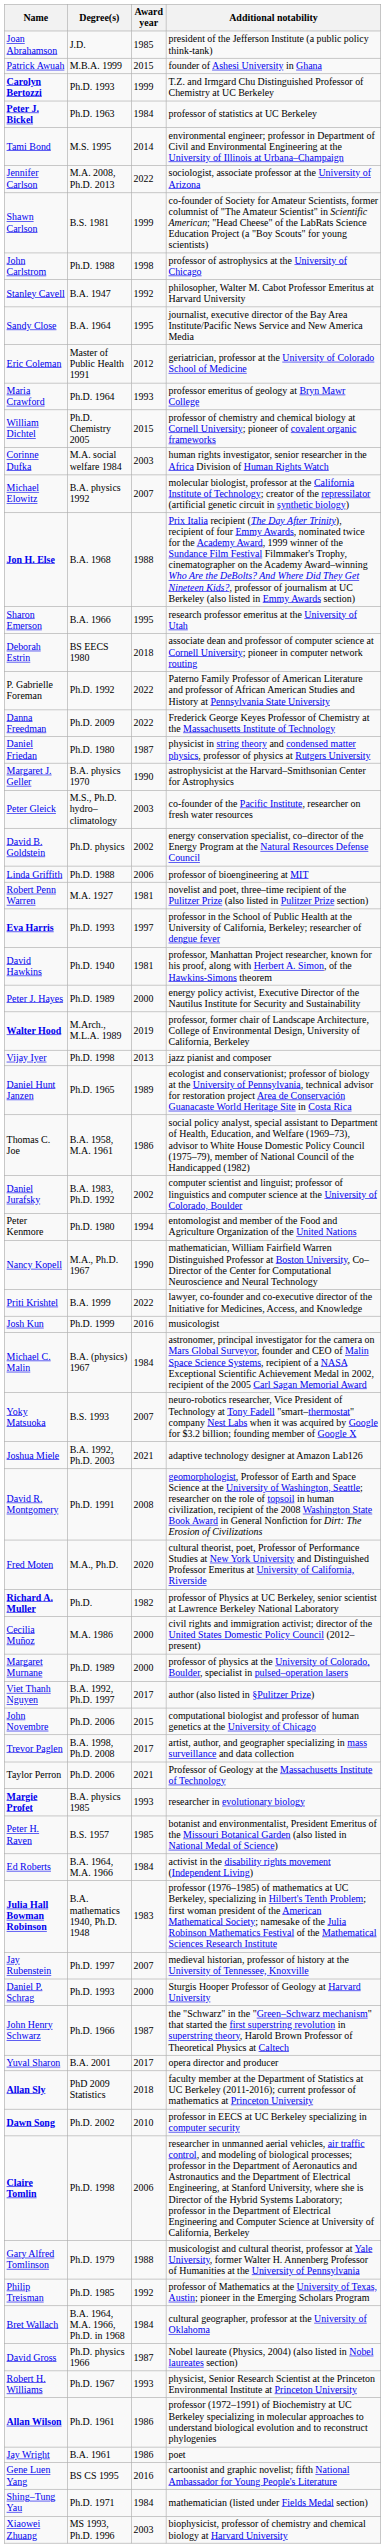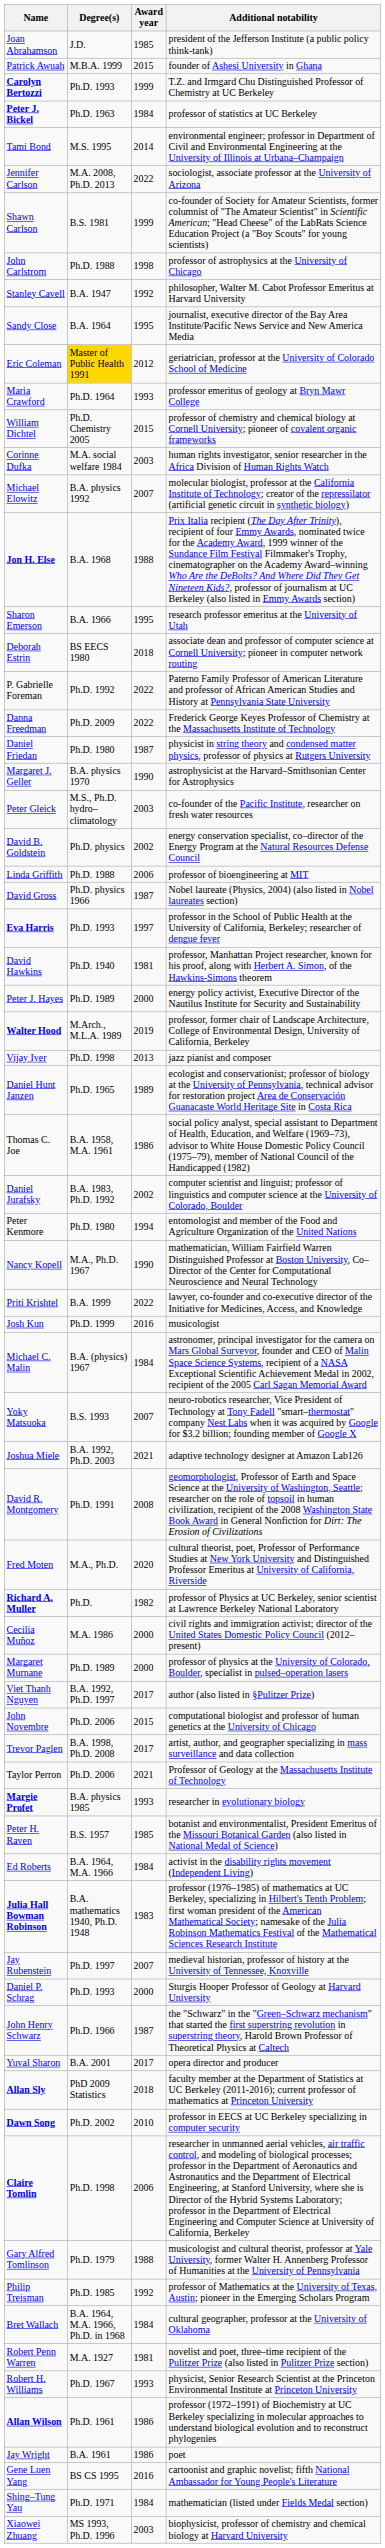(97, 363) no background -> (97, 363) gold background
rows swapped: (32, 2357) <-> (31, 895)
